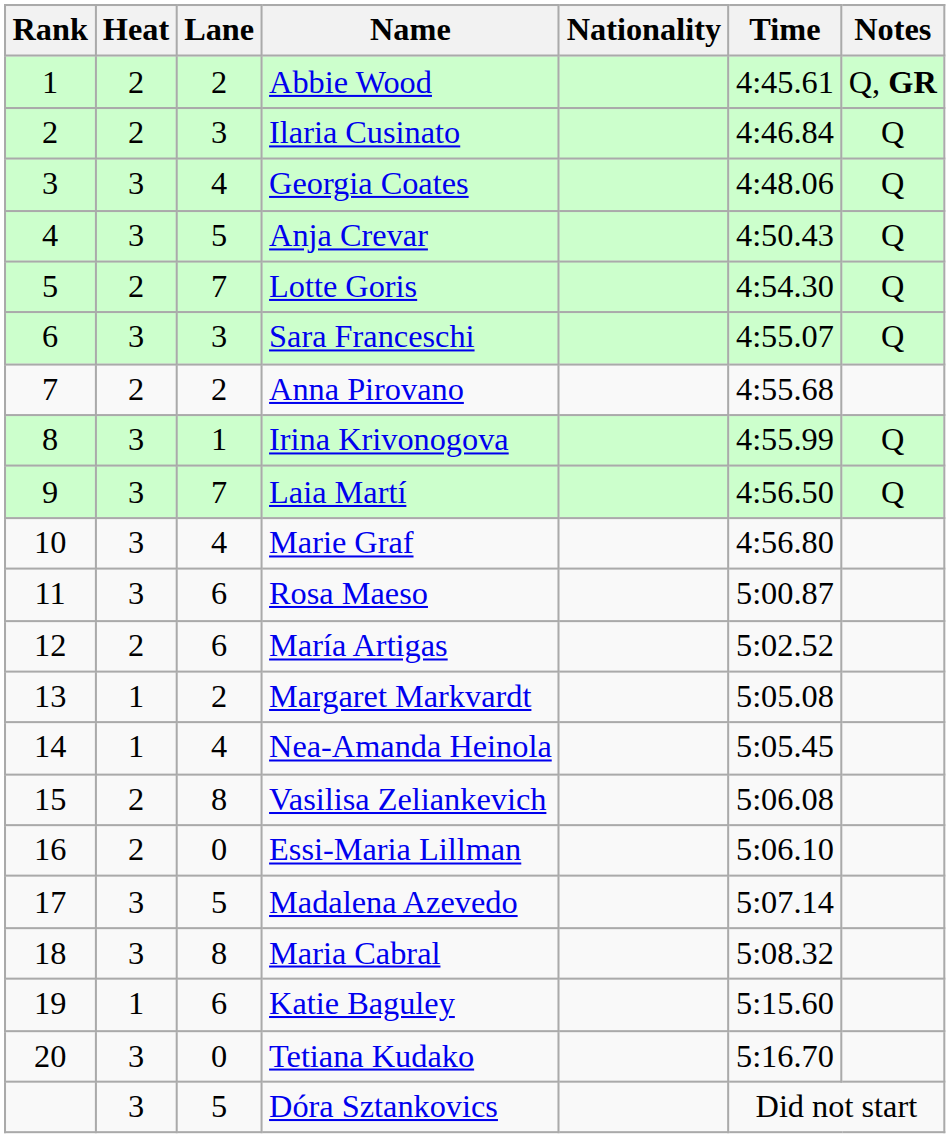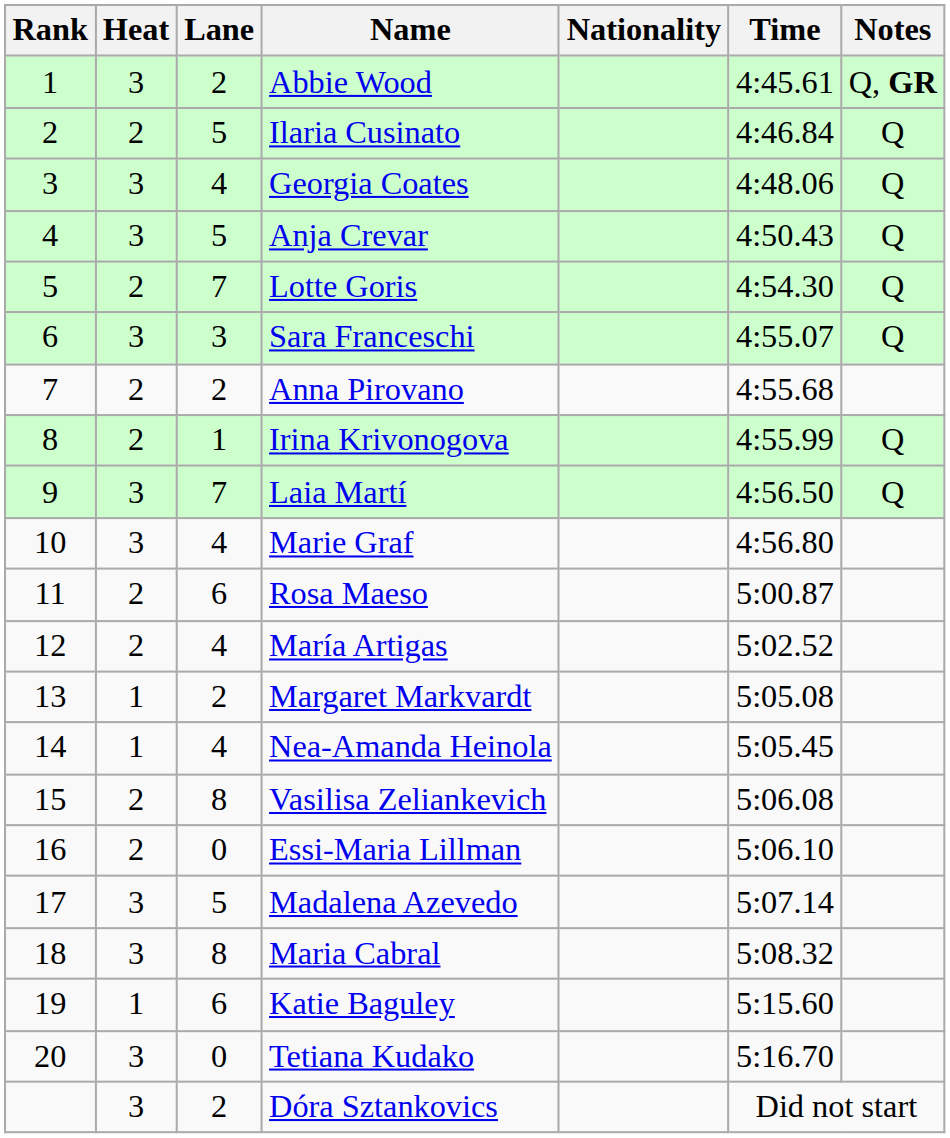(136, 81) 2 -> (136, 81) 3
(219, 132) 3 -> (219, 132) 5
(136, 440) 3 -> (136, 440) 2
(136, 593) 3 -> (136, 593) 2
(219, 645) 6 -> (219, 645) 4
(219, 1106) 5 -> (219, 1106) 2
